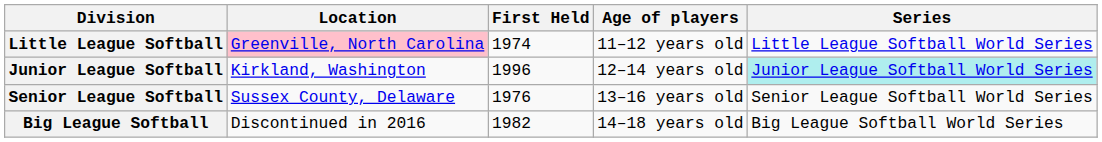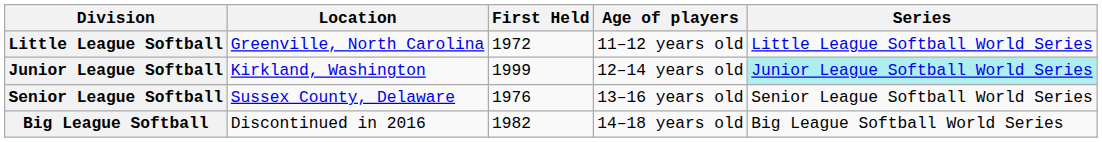(358, 44) pink background -> (358, 44) no background
(512, 44) 1974 -> (512, 44) 1972
(512, 71) 1996 -> (512, 71) 1999
